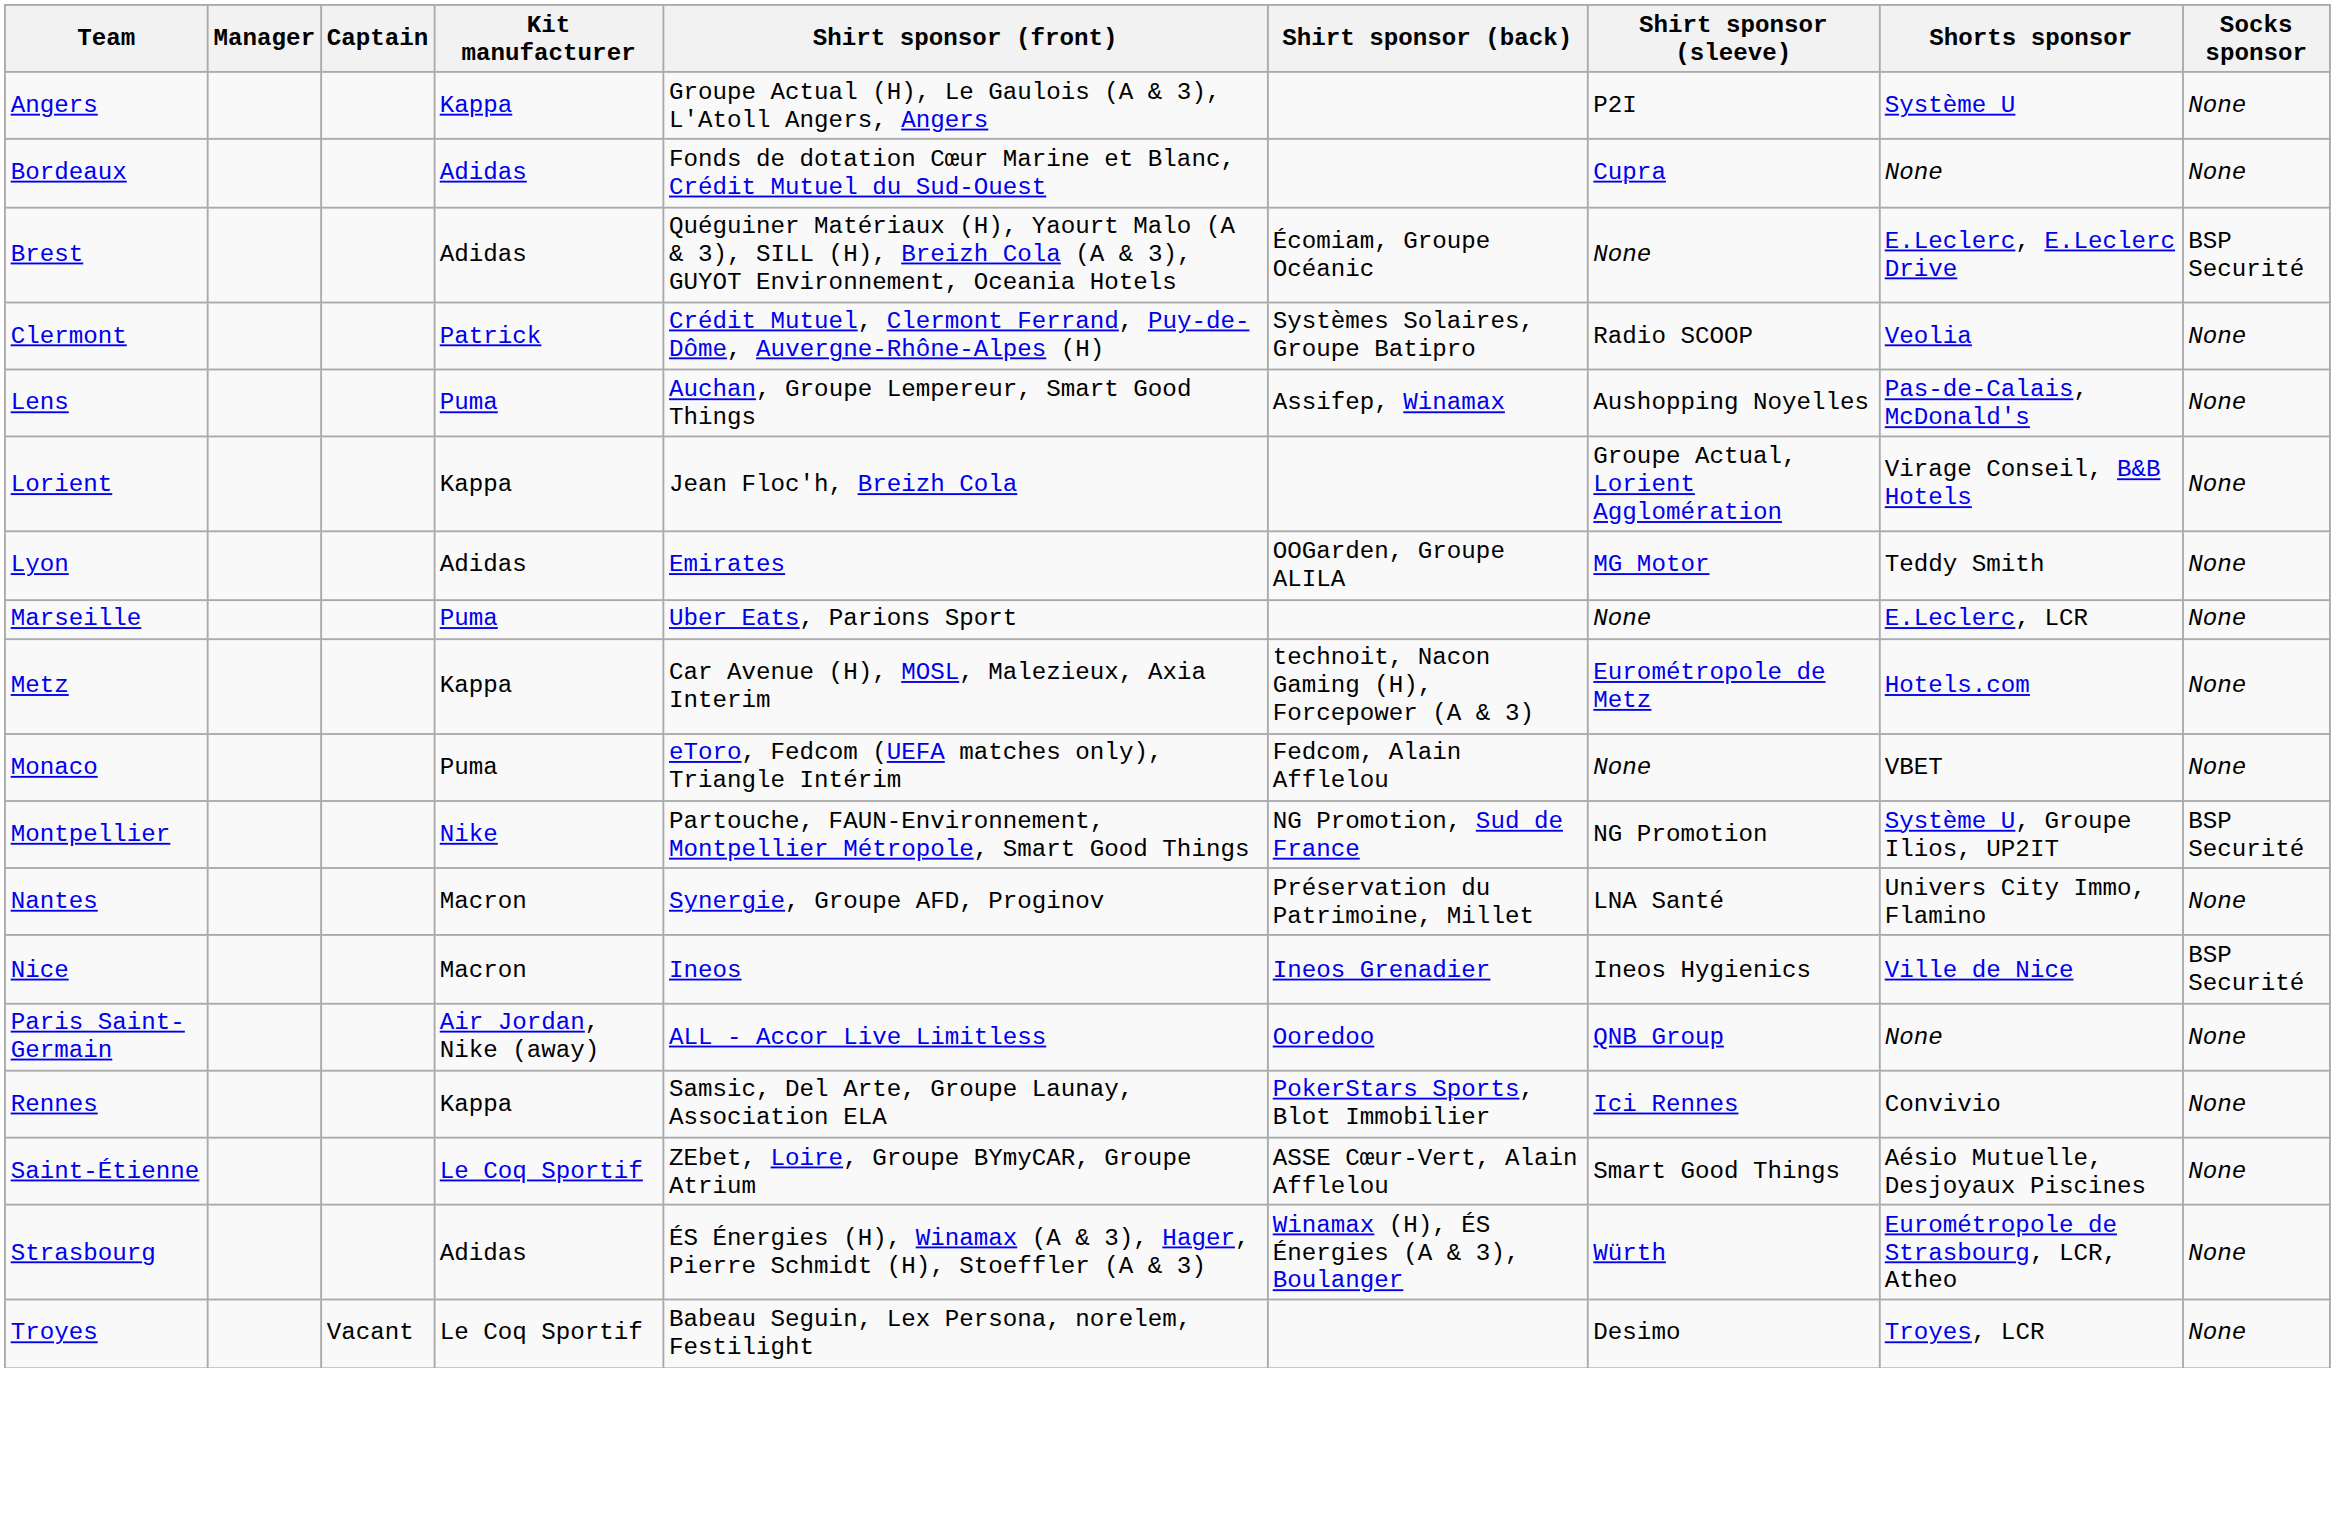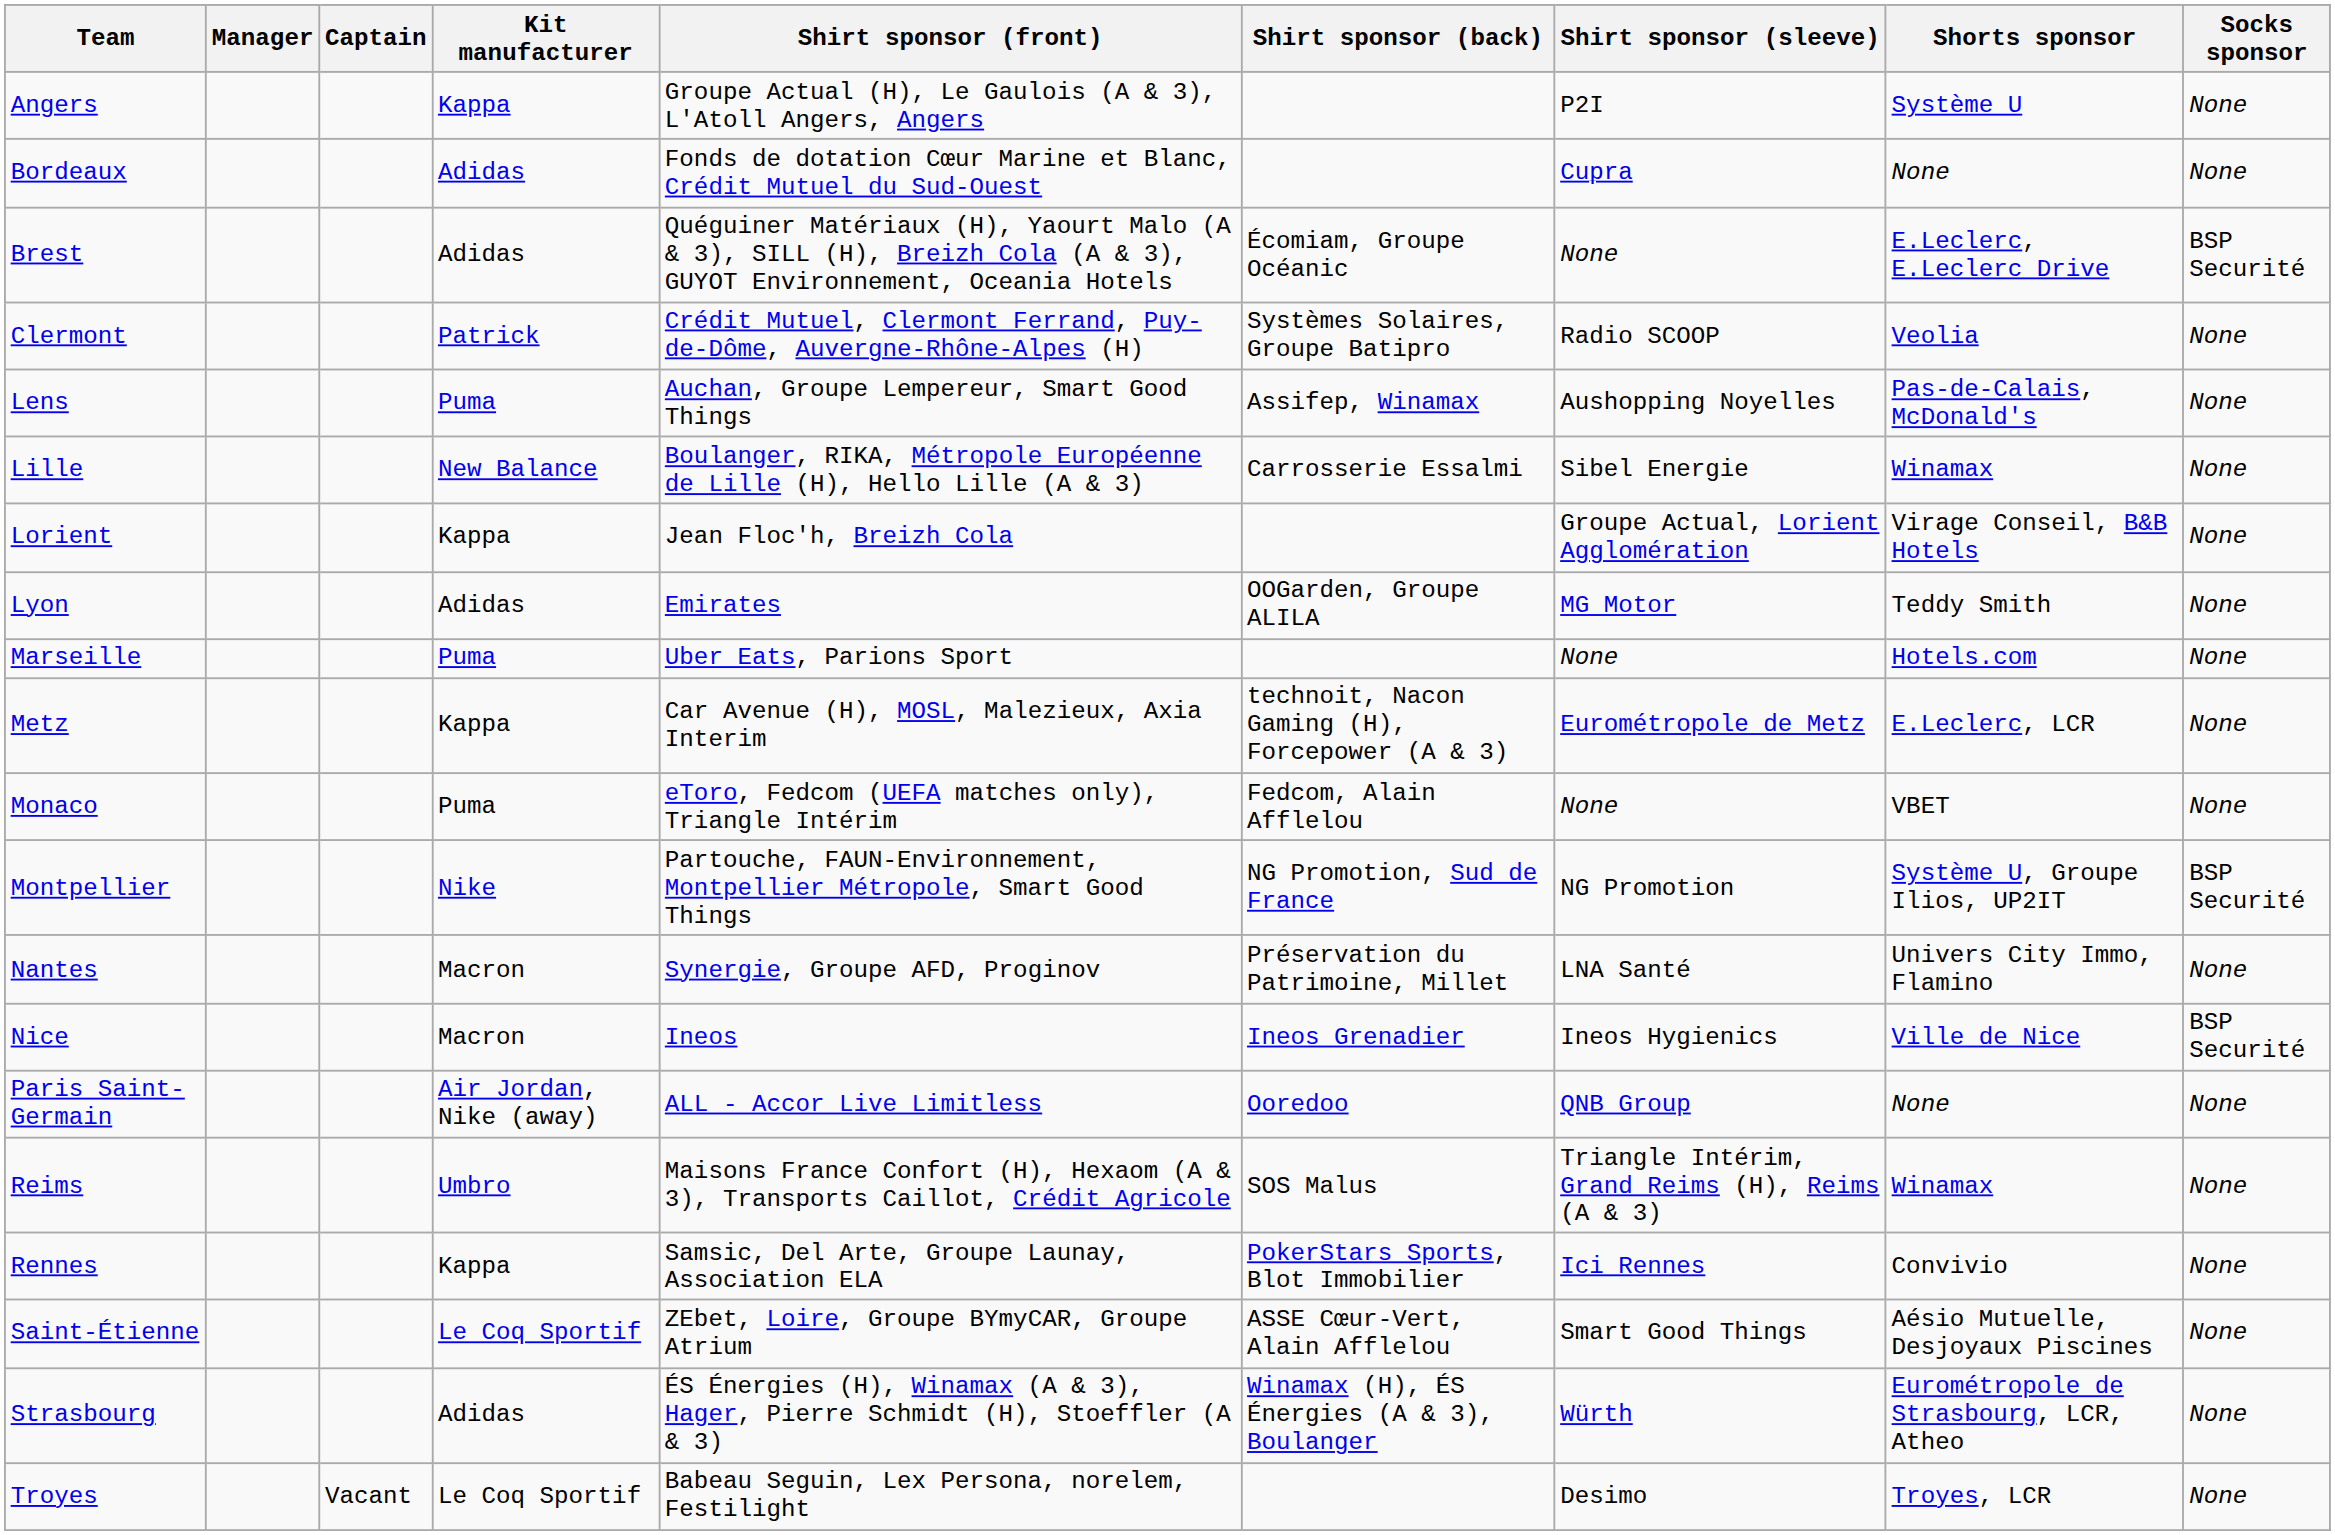+ row: (47, 470)
(1986, 619) E.Leclerc, LCR -> (1964, 658) Hotels.com
(1957, 686) Hotels.com -> (1993, 726) E.Leclerc, LCR
+ row: (47, 1185)
